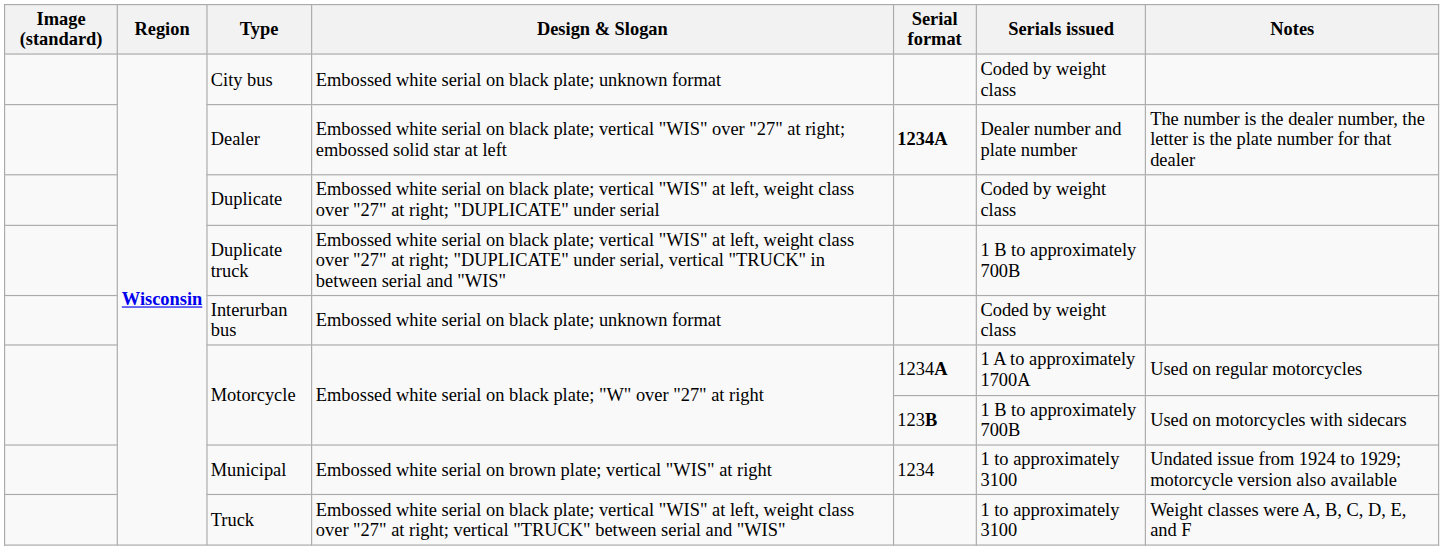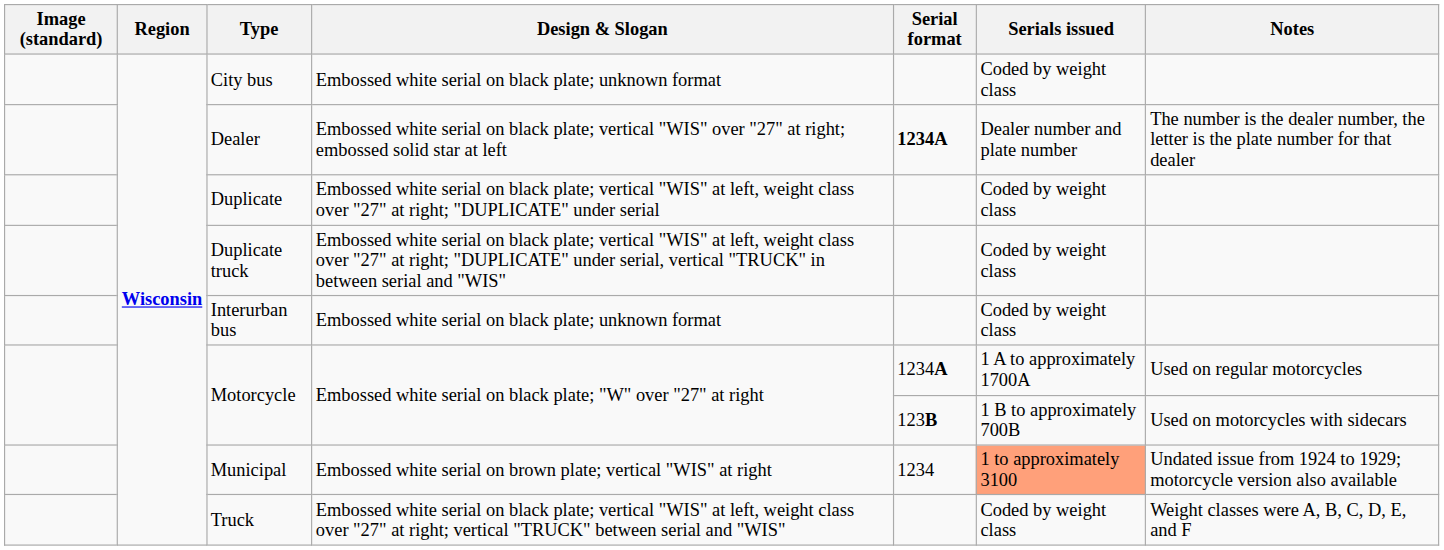(1058, 260) 1 B to approximately 700B -> (1043, 260) Coded by weight class
(1050, 469) no background -> (1050, 469) lightsalmon background
(1050, 519) 1 to approximately 3100 -> (1043, 519) Coded by weight class
